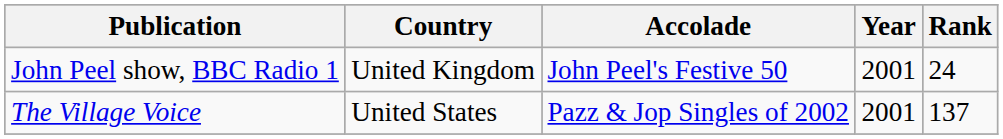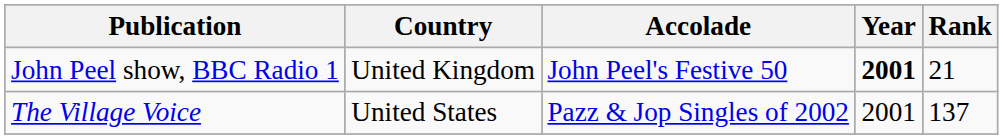(889, 69) normal -> (889, 69) bold
(942, 69) 24 -> (942, 69) 21
